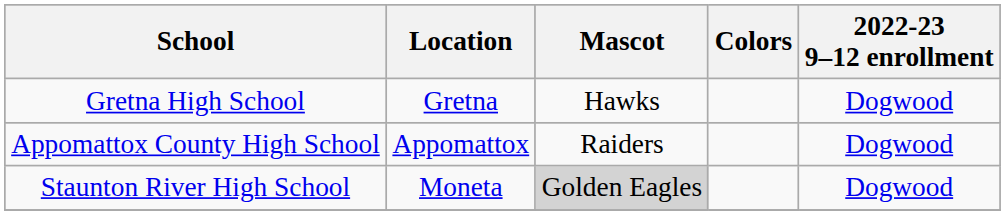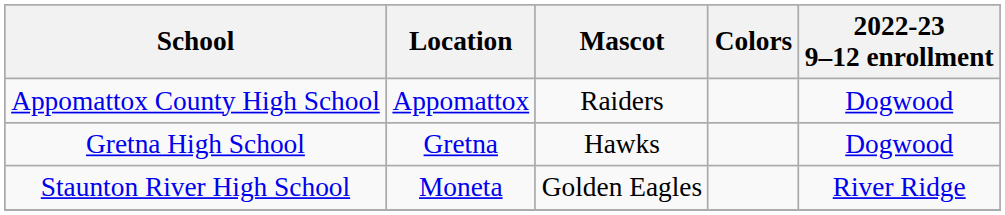rows swapped: (195, 143) <-> (195, 100)
(622, 187) lightgrey background -> (622, 187) no background
(899, 187) Dogwood -> (899, 187) River Ridge
